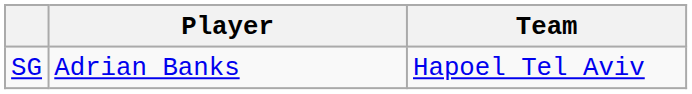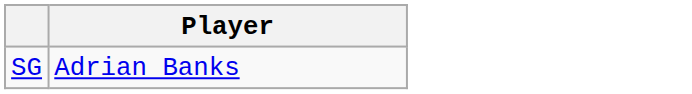- column: (547, 26)
